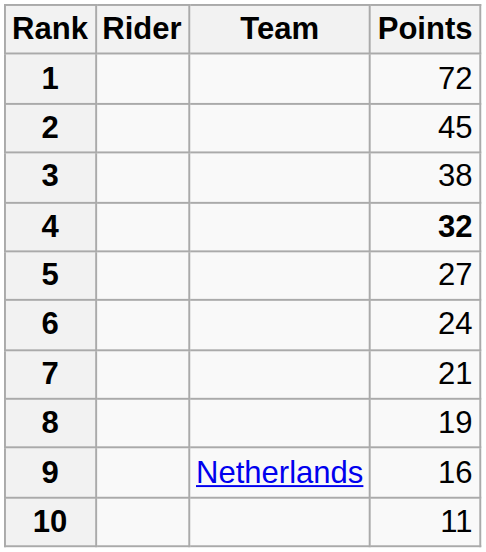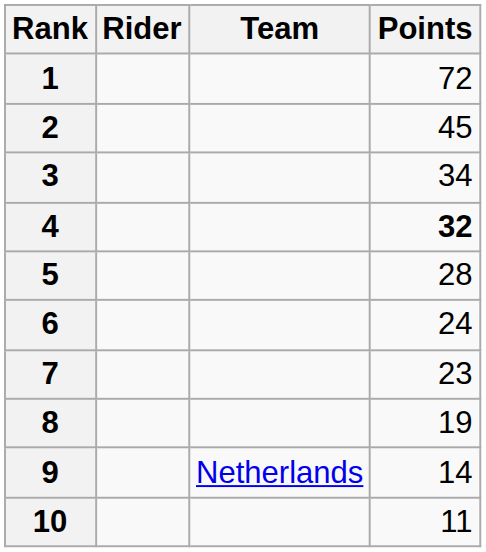(455, 176) 38 -> (455, 176) 34
(455, 275) 27 -> (455, 275) 28
(455, 373) 21 -> (455, 373) 23
(455, 472) 16 -> (455, 472) 14
